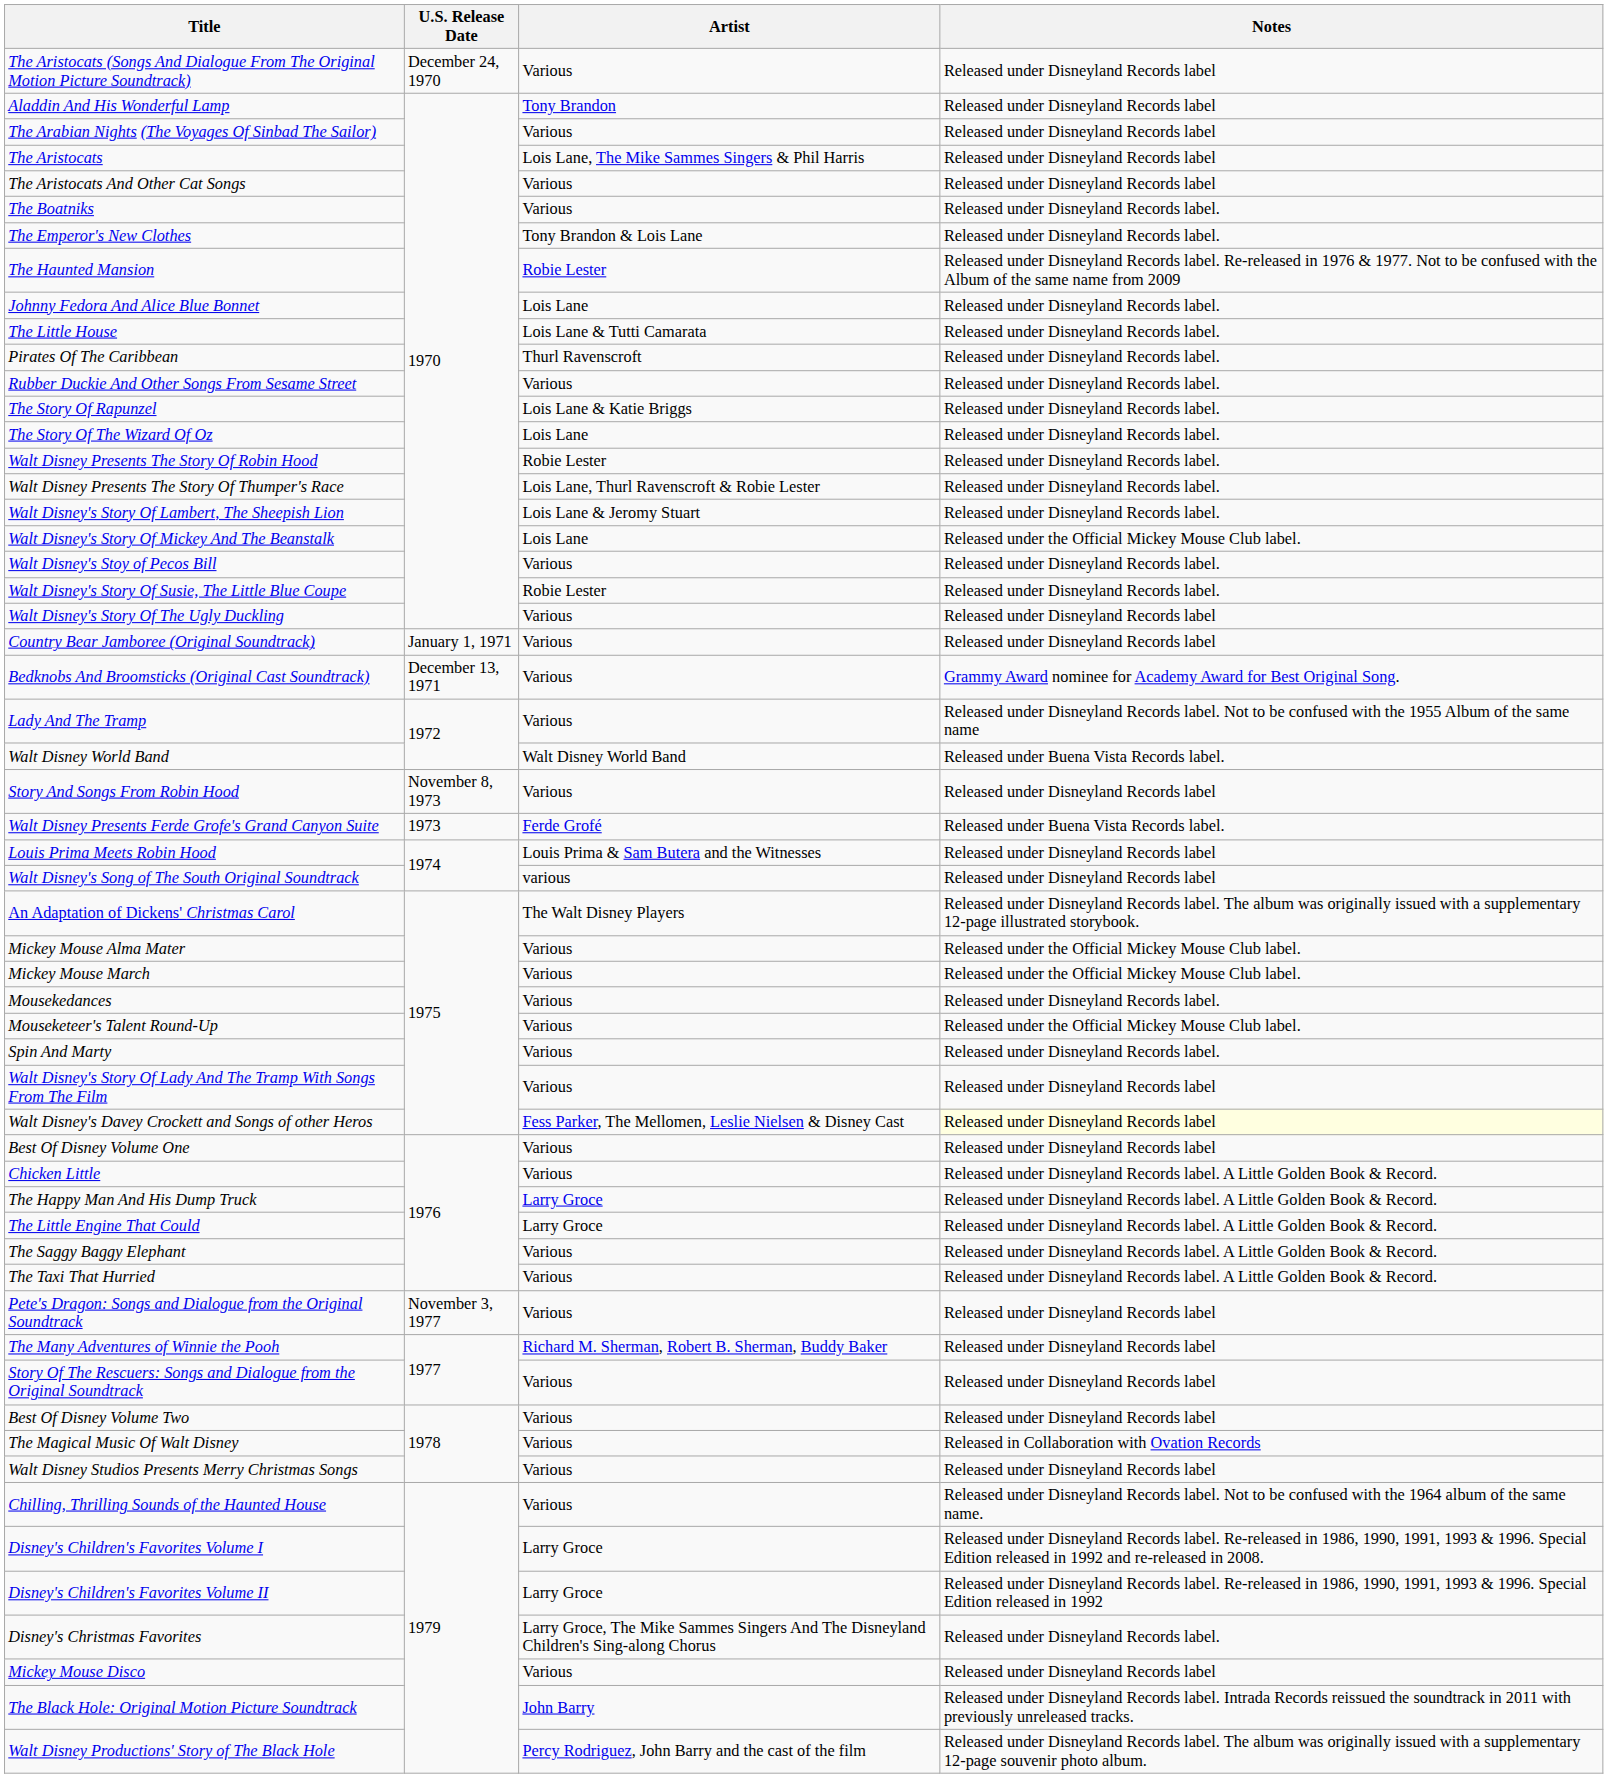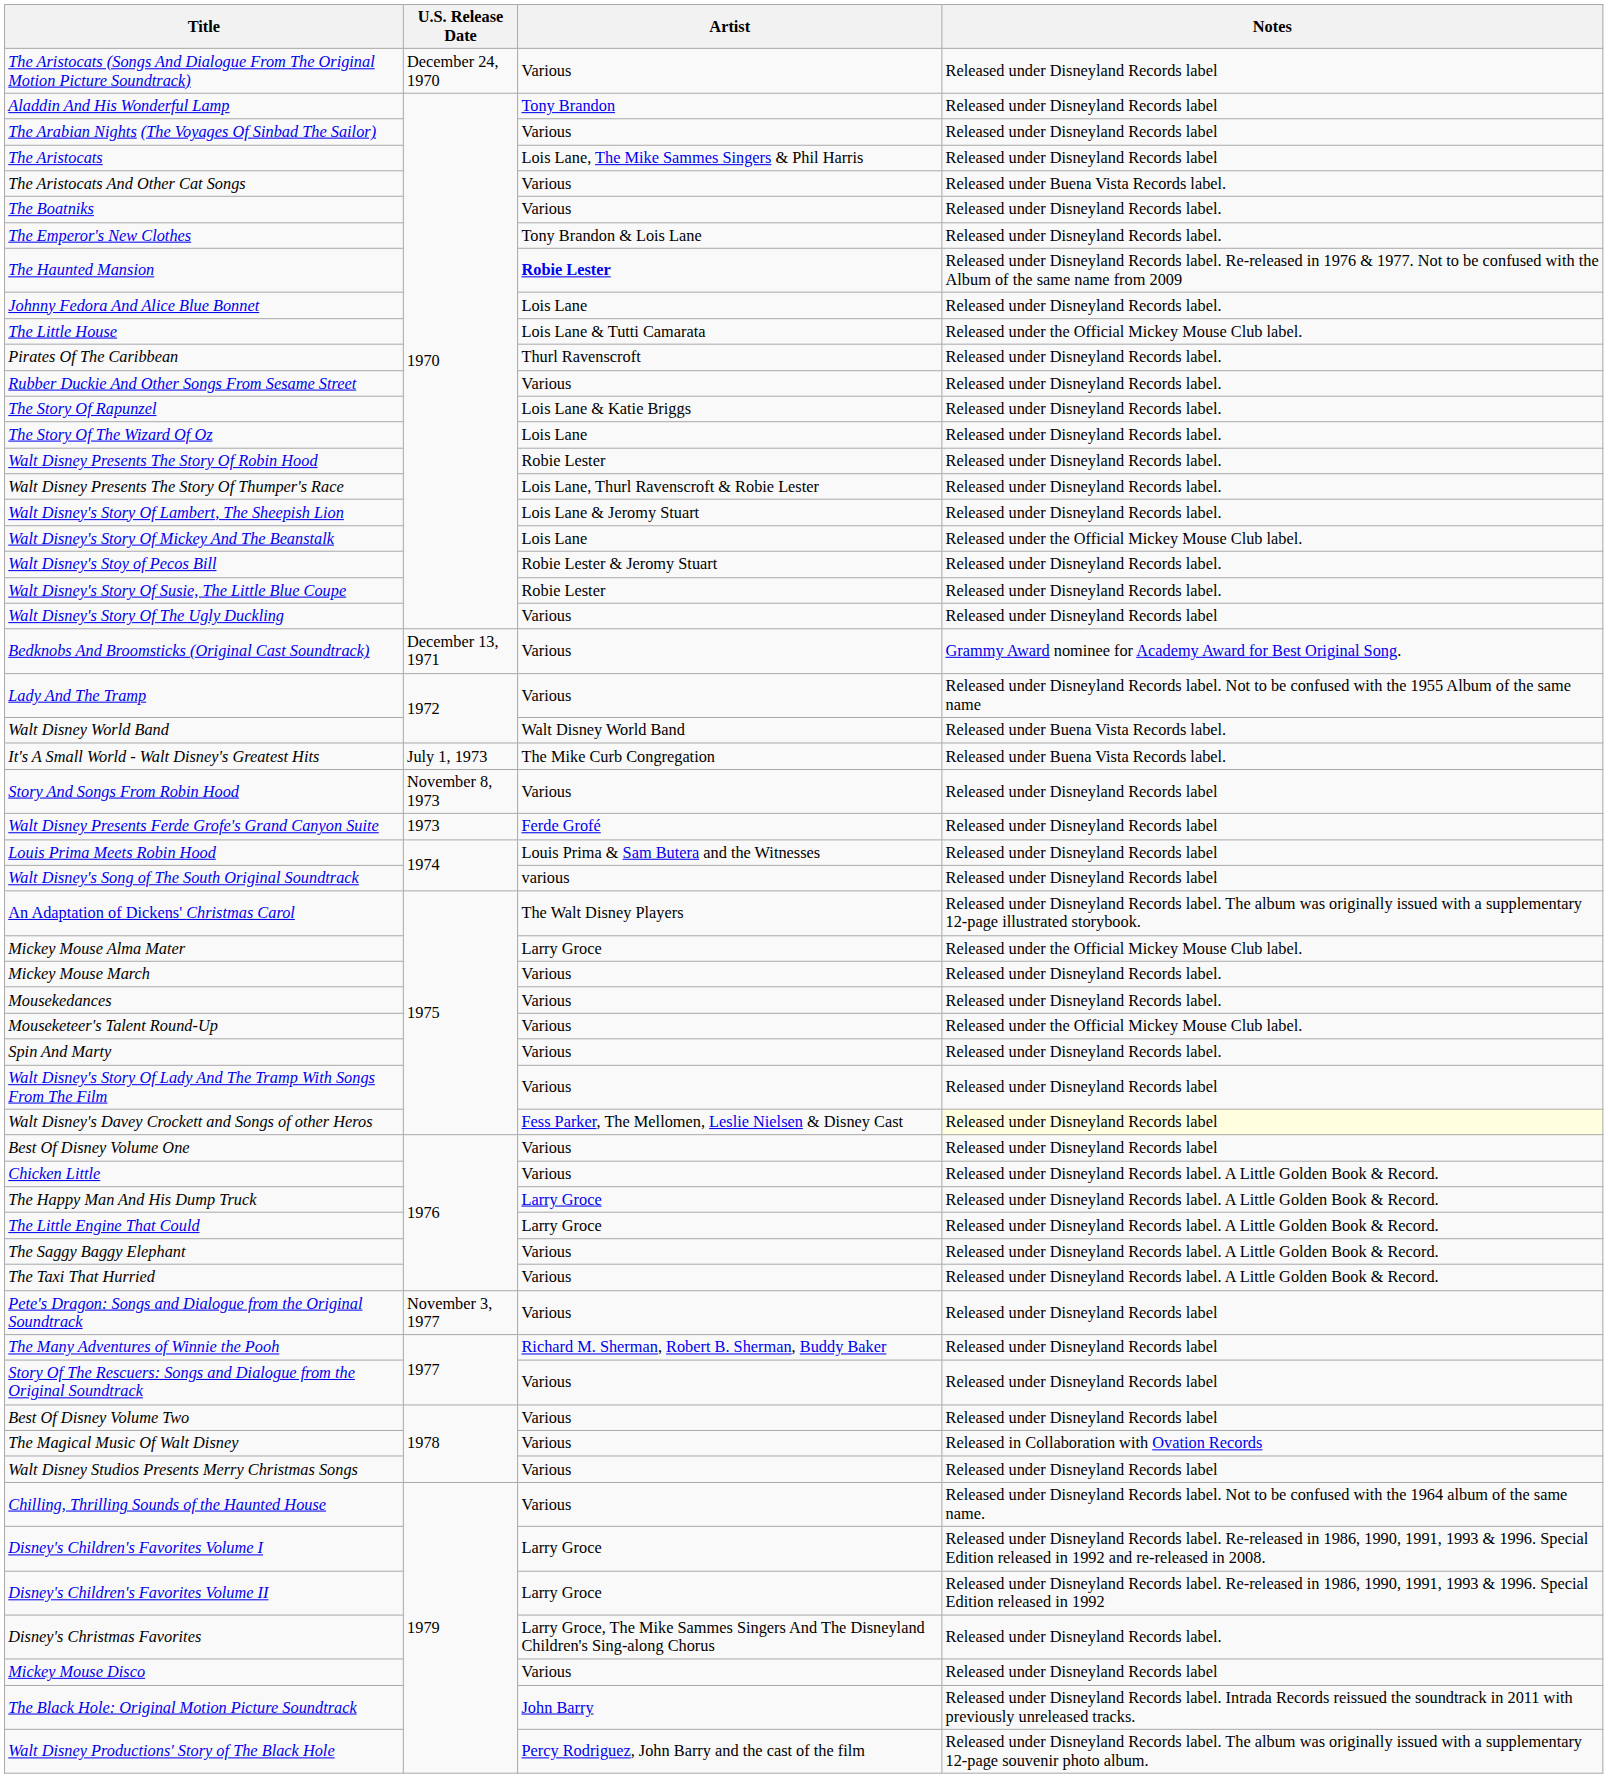(1080, 183) Released under Disneyland Records label -> (1086, 183) Released under Buena Vista Records label.
(564, 270) normal -> (566, 270) bold
(1082, 331) Released under Disneyland Records label. -> (1124, 331) Released under the Official Mickey Mouse Club label.
(547, 564) Various -> (619, 564) Robie Lester & Jeromy Stuart
- row: (162, 641)
+ row: (164, 756)
(1084, 826) Released under Buena Vista Records label. -> (1081, 826) Released under Disneyland Records label
(547, 948) Various -> (562, 948) Larry Groce
(1122, 974) Released under the Official Mickey Mouse Club label. -> (1084, 974) Released under Disneyland Records label.
